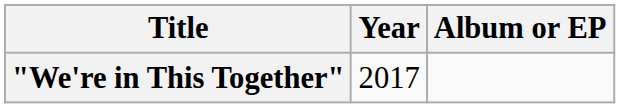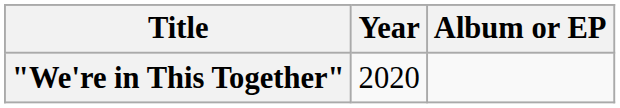(389, 77) 2017 -> (389, 77) 2020
